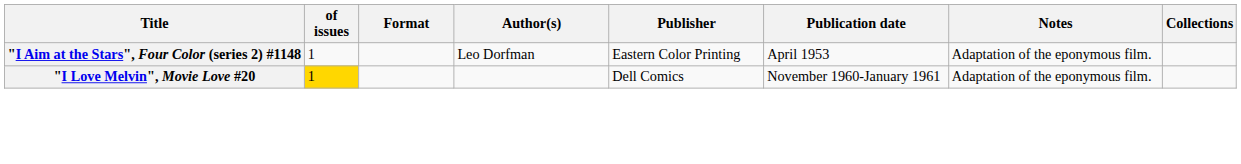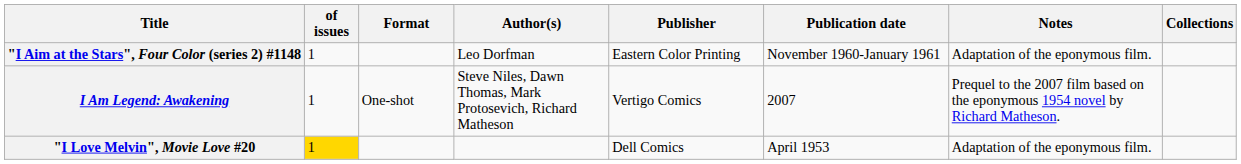(798, 54) April 1953 -> (854, 54) November 1960-January 1961
+ row: (154, 101)
(854, 76) November 1960-January 1961 -> (798, 147) April 1953
